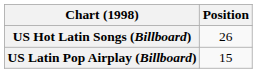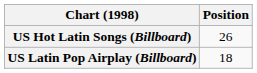(226, 57) 15 -> (226, 57) 18
